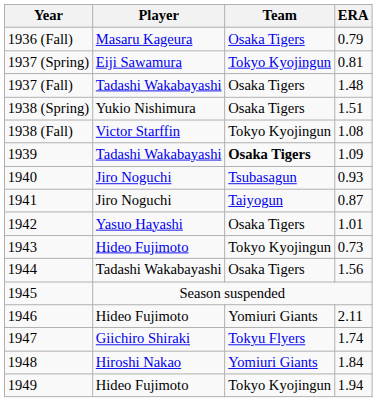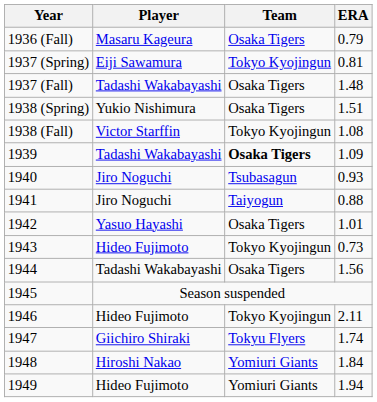(351, 200) 0.87 -> (351, 200) 0.88
(273, 316) Yomiuri Giants -> (280, 316) Tokyo Kyojingun
(280, 385) Tokyo Kyojingun -> (273, 385) Yomiuri Giants
